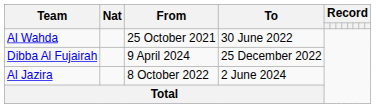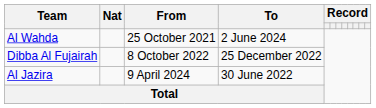(257, 38) 30 June 2022 -> (254, 38) 2 June 2024
(159, 56) 9 April 2024 -> (168, 56) 8 October 2022
(168, 75) 8 October 2022 -> (159, 75) 9 April 2024
(254, 75) 2 June 2024 -> (257, 75) 30 June 2022
